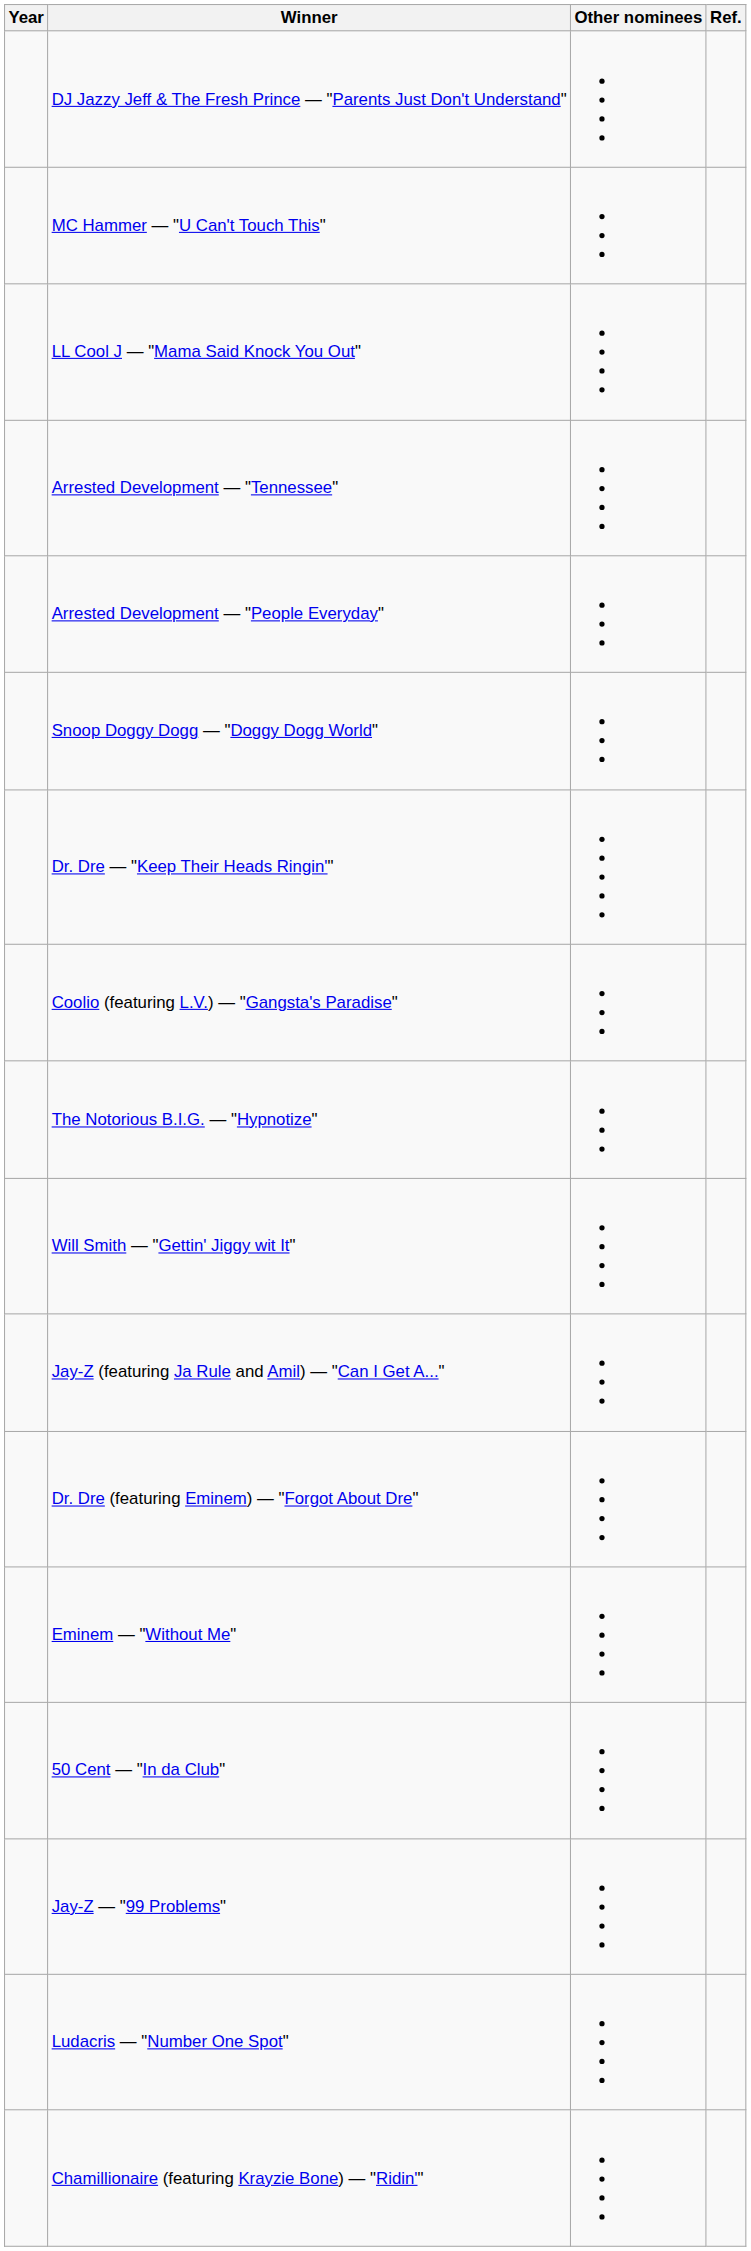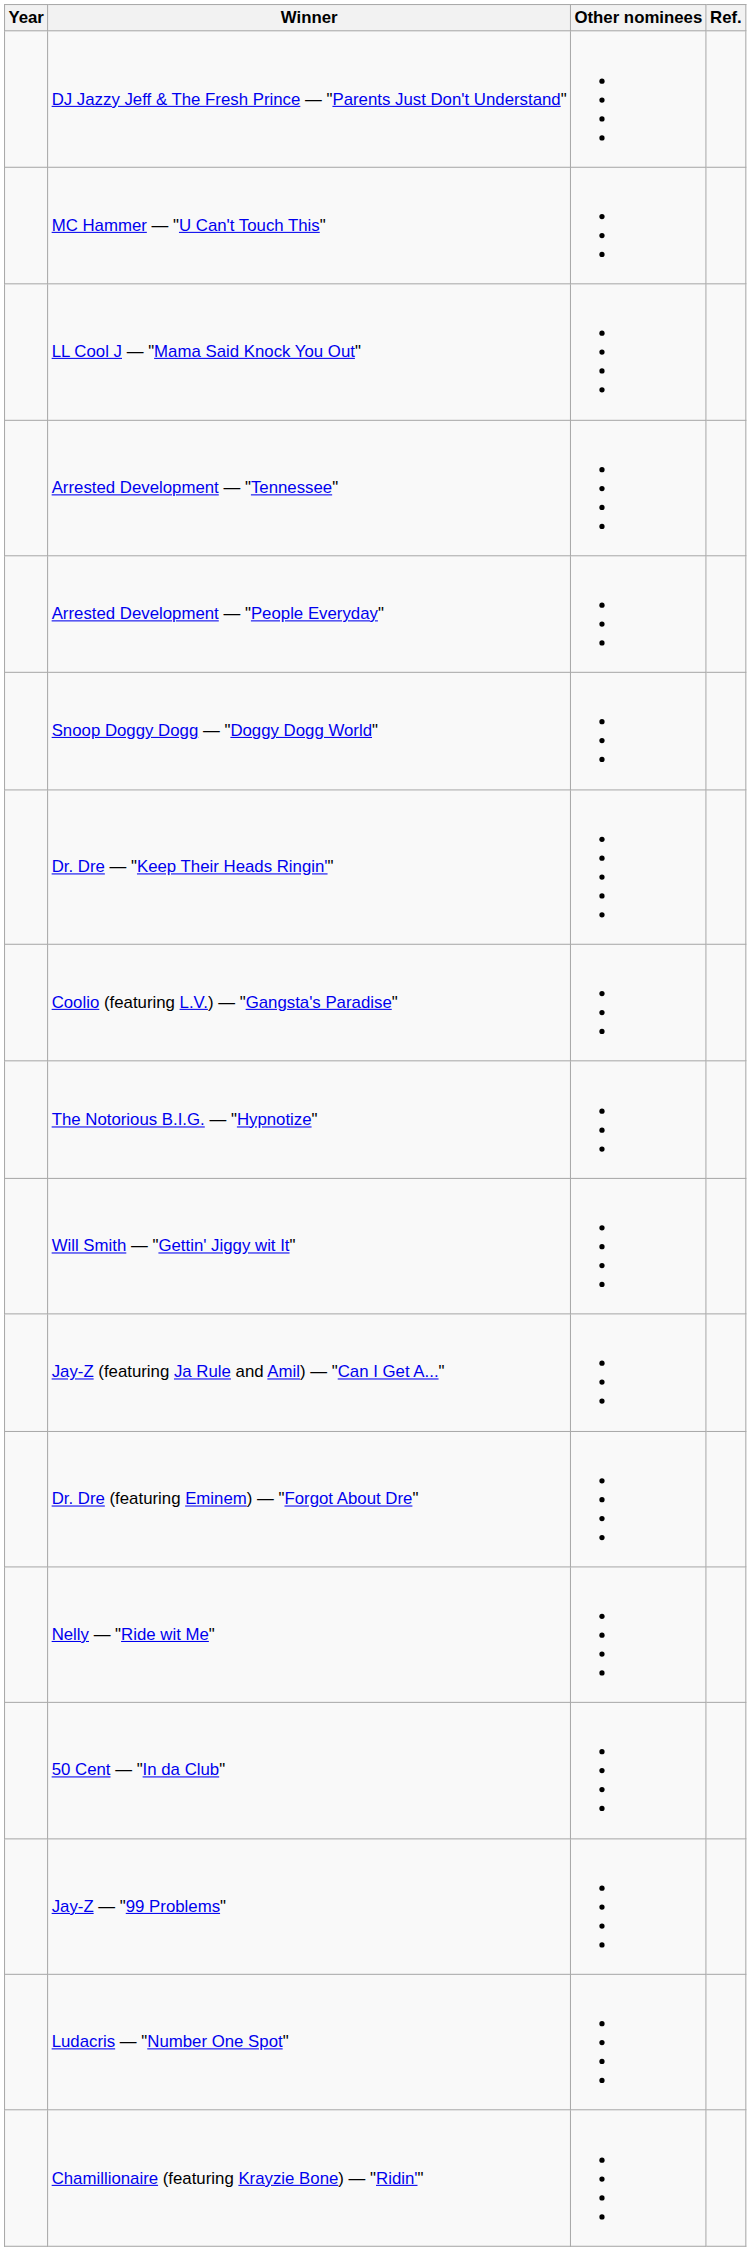+ row: (133, 1634)
- row: (144, 1634)
